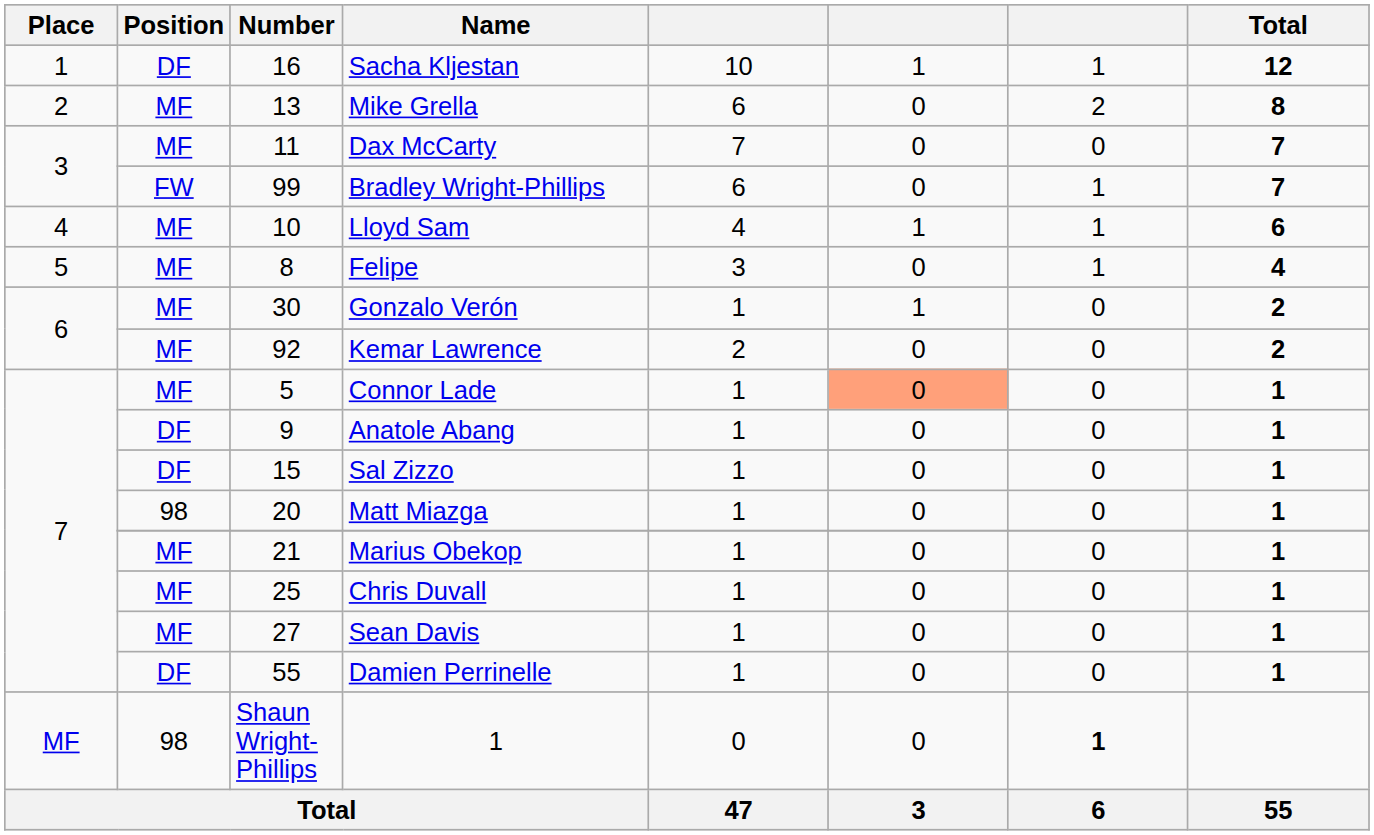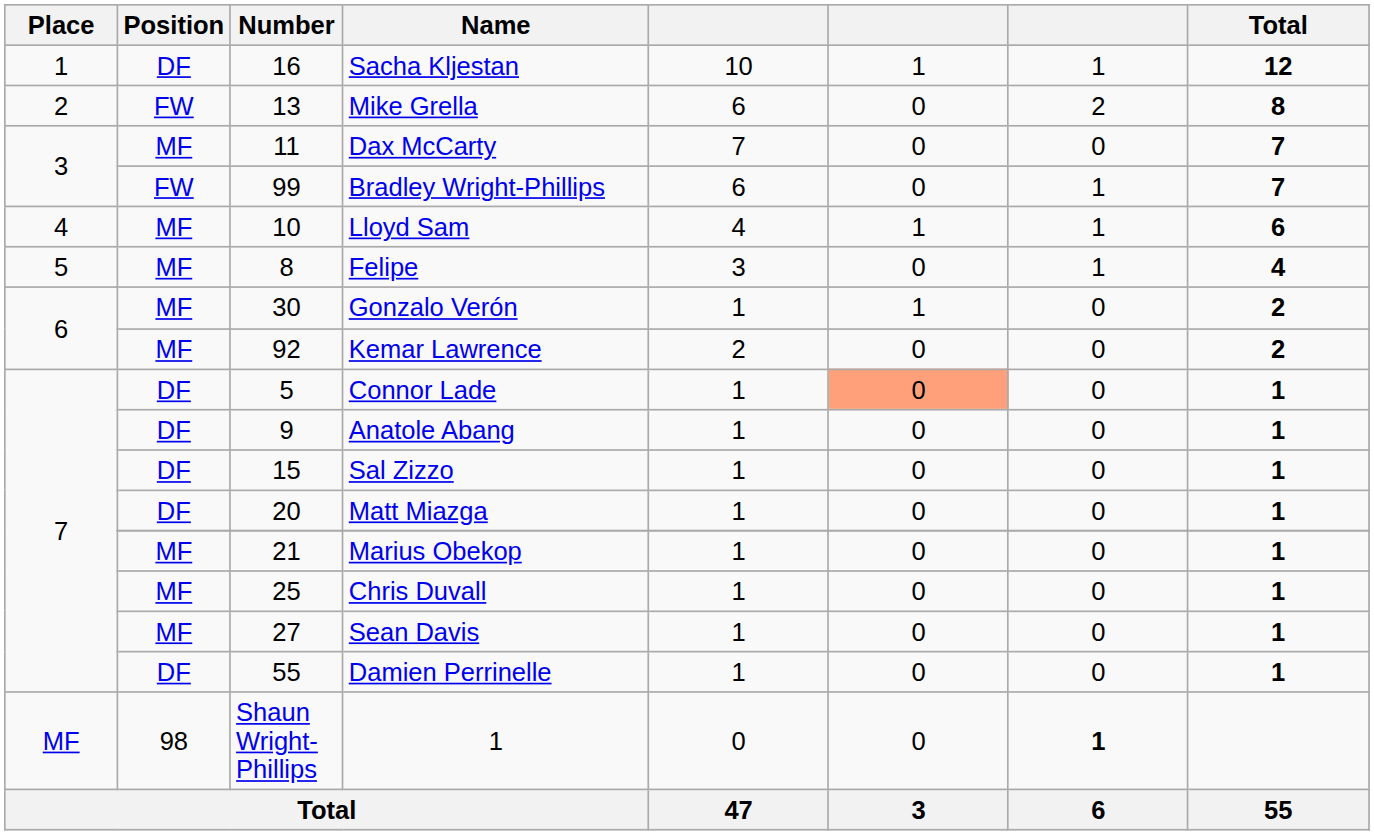(174, 106) MF -> (174, 106) FW
(174, 389) MF -> (174, 389) DF
(174, 510) 98 -> (174, 510) DF
